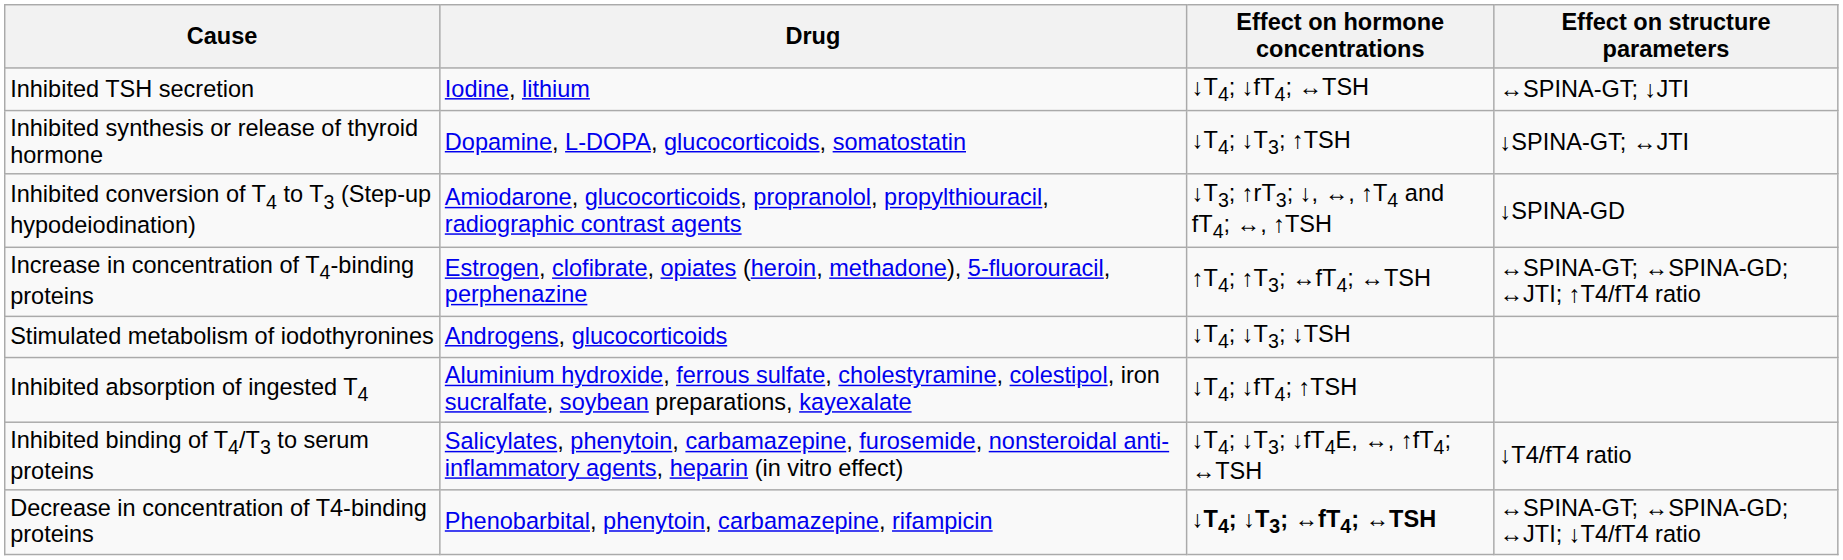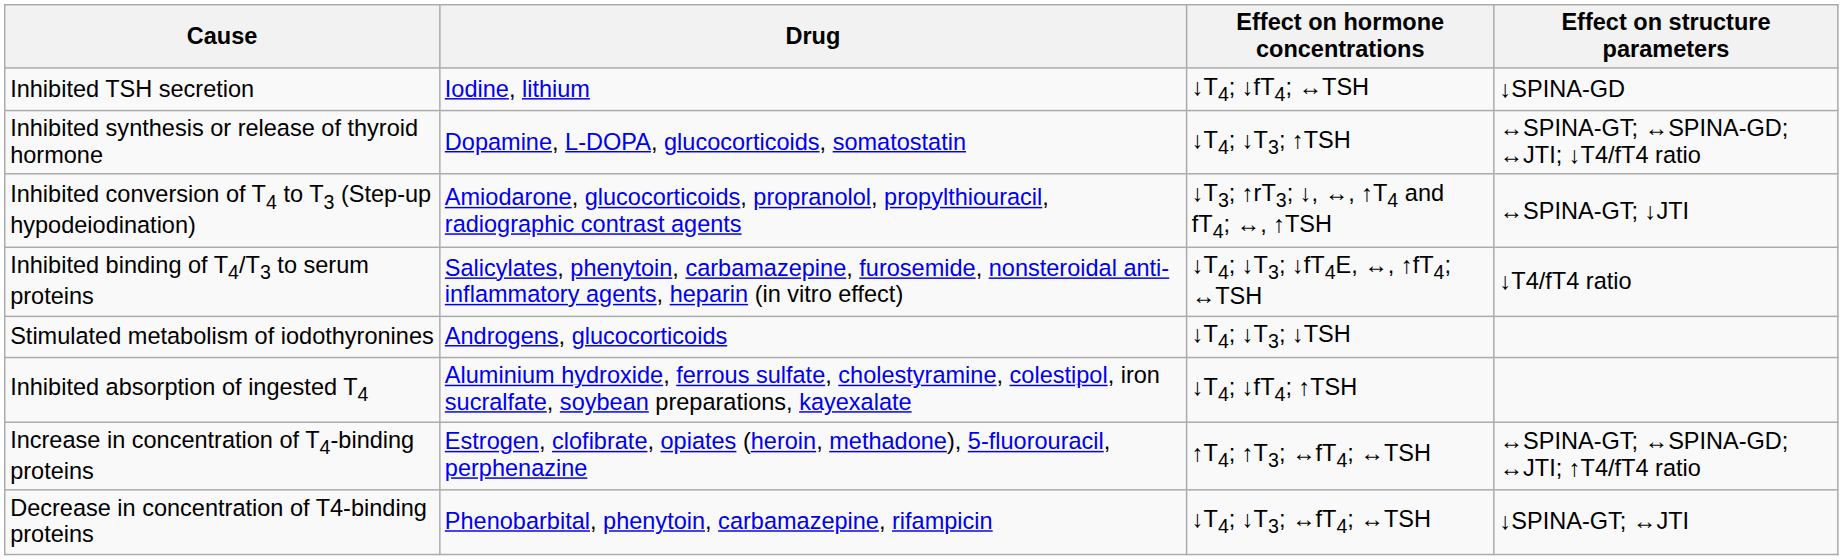(1594, 89) ↔SPINA-GT; ↓JTI -> (1562, 89) ↓SPINA-GD
(1594, 142) ↓SPINA-GT; ↔JTI -> (1644, 142) ↔SPINA-GT; ↔SPINA-GD; ↔JTI; ↓T4/fT4 ratio
(1562, 210) ↓SPINA-GD -> (1594, 210) ↔SPINA-GT; ↓JTI
rows swapped: (190, 455) <-> (212, 281)
(1314, 522) bold -> (1311, 522) normal
(1644, 521) ↔SPINA-GT; ↔SPINA-GD; ↔JTI; ↓T4/fT4 ratio -> (1594, 521) ↓SPINA-GT; ↔JTI
